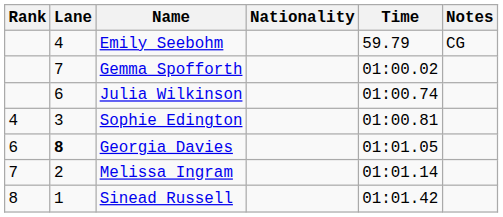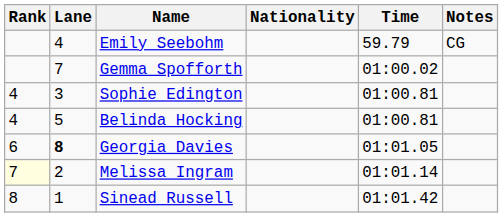- row: (171, 95)
+ row: (171, 121)
(13, 173) no background -> (13, 173) lightyellow background
